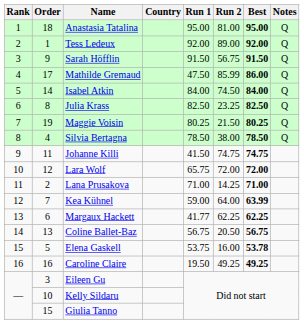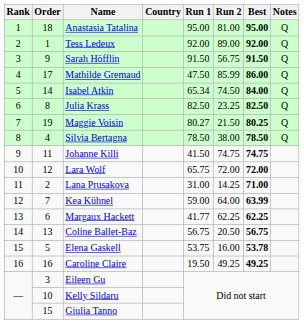(198, 91) 84.00 -> (198, 91) 65.34
(198, 122) 80.25 -> (198, 122) 80.27
(198, 185) 71.00 -> (198, 185) 31.00
